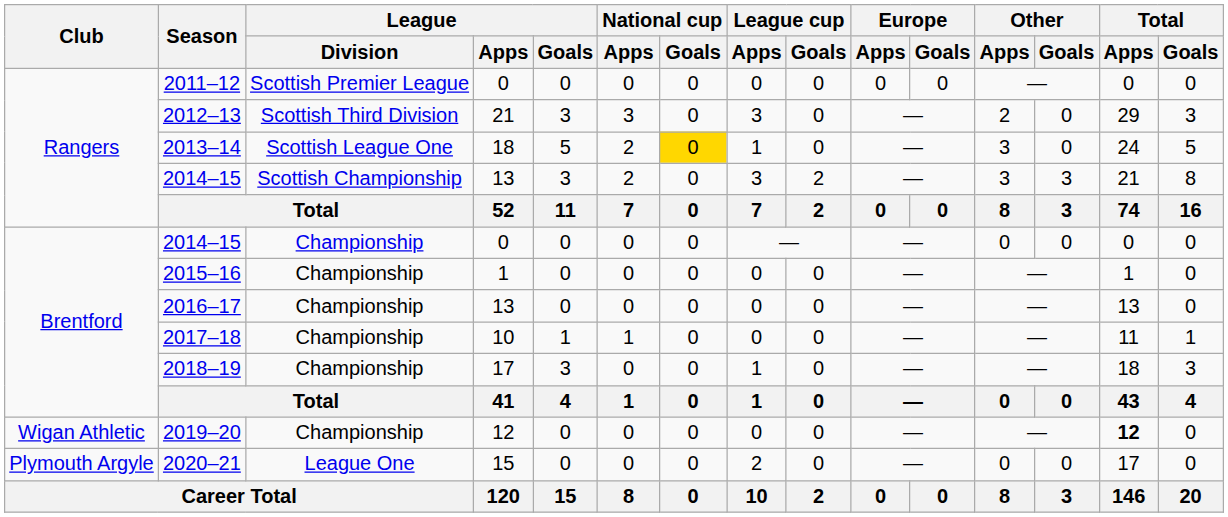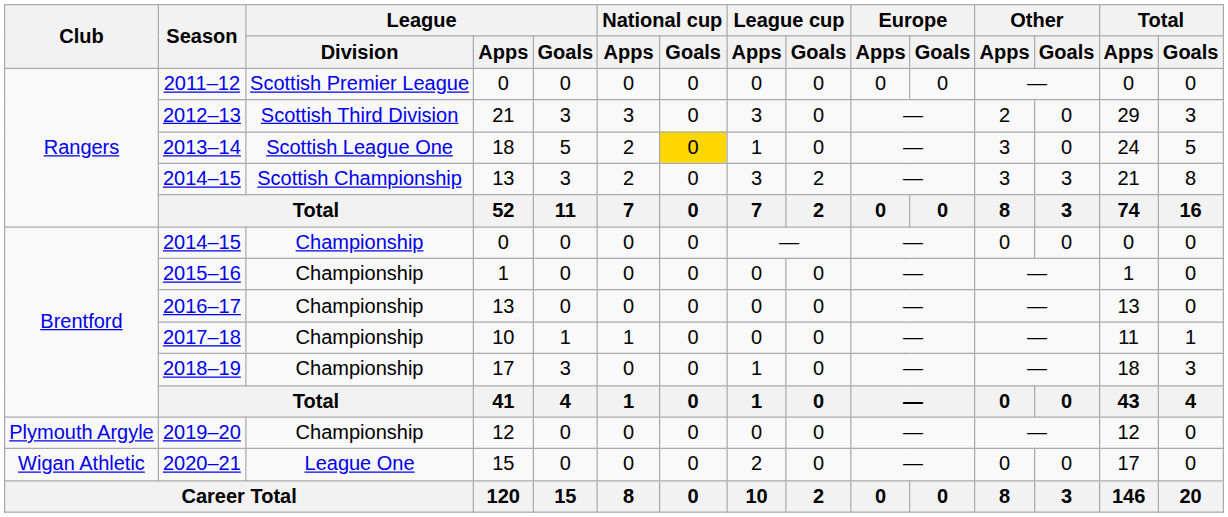(81, 432) Wigan Athletic -> (81, 432) Plymouth Argyle
(1129, 432) bold -> (1129, 432) normal
(81, 464) Plymouth Argyle -> (81, 464) Wigan Athletic
